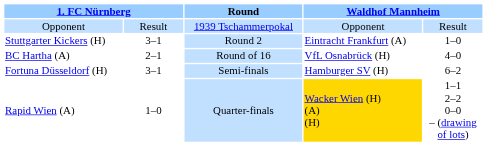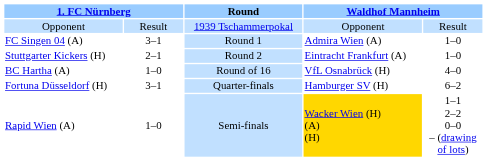+ row: (44, 41)
(153, 41) 3–1 -> (153, 56) 2–1
(153, 56) 2–1 -> (153, 71) 1–0
(243, 71) Semi-finals -> (243, 86) Quarter-finals
(243, 110) Quarter-finals -> (243, 125) Semi-finals
